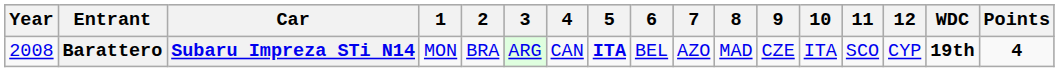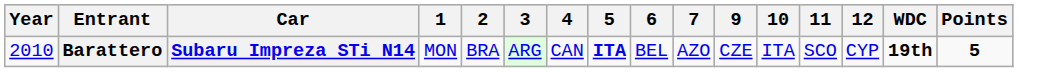- column: (736, 20)
(31, 51) 2008 -> (31, 51) 2010
(1017, 51) 4 -> (975, 51) 5
